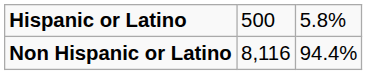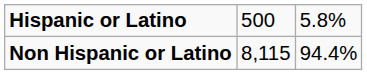(266, 52) 8,116 -> (266, 52) 8,115
